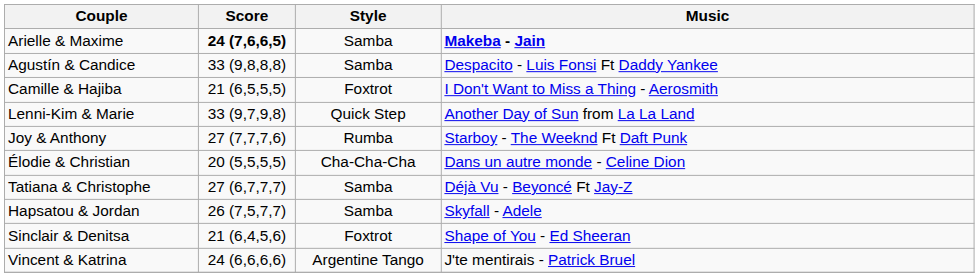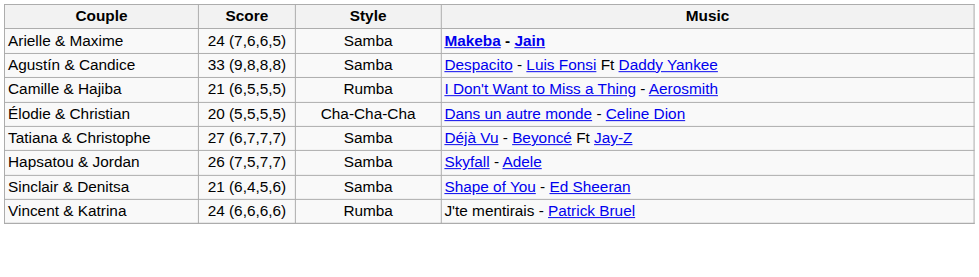(247, 41) bold -> (247, 41) normal
(368, 89) Foxtrot -> (368, 89) Rumba
- row: (71, 114)
- row: (57, 138)
(368, 235) Foxtrot -> (368, 187) Samba
(368, 260) Argentine Tango -> (368, 211) Rumba
